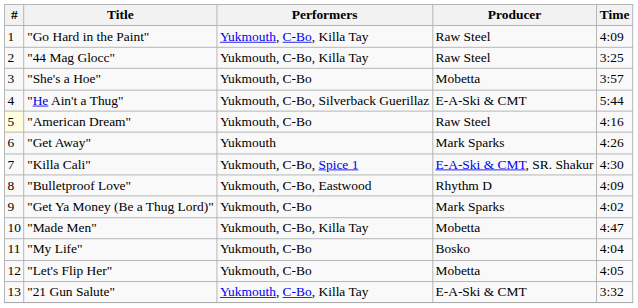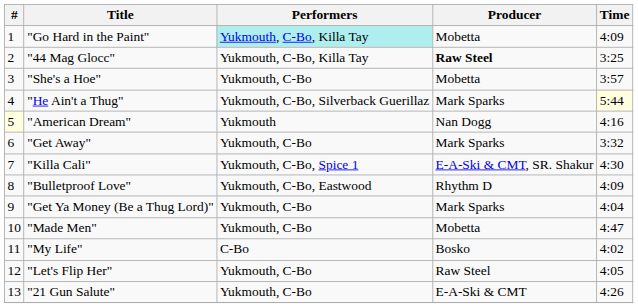(294, 36) no background -> (294, 36) paleturquoise background
(463, 36) Raw Steel -> (458, 36) Mobetta
(463, 57) normal -> (464, 57) bold
(481, 100) E-A-Ski & CMT -> (470, 100) Mark Sparks
(612, 100) no background -> (612, 100) lightyellow background
(266, 121) Yukmouth, C-Bo -> (248, 121) Yukmouth
(463, 121) Raw Steel -> (463, 121) Nan Dogg
(248, 143) Yukmouth -> (266, 143) Yukmouth, C-Bo
(612, 143) 4:26 -> (612, 143) 3:32
(612, 206) 4:02 -> (612, 206) 4:04
(294, 228) Yukmouth, C-Bo, Killa Tay -> (266, 228) Yukmouth, C-Bo
(266, 249) Yukmouth, C-Bo -> (234, 249) C-Bo
(612, 249) 4:04 -> (612, 249) 4:02
(458, 270) Mobetta -> (463, 270) Raw Steel
(294, 292) Yukmouth, C-Bo, Killa Tay -> (266, 292) Yukmouth, C-Bo
(612, 292) 3:32 -> (612, 292) 4:26
